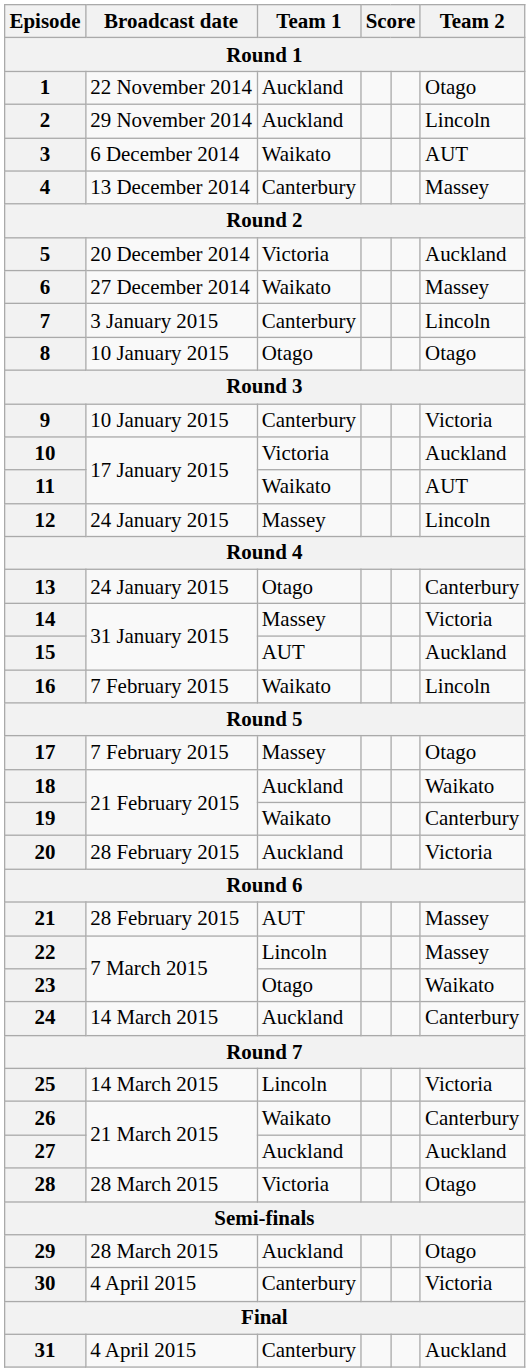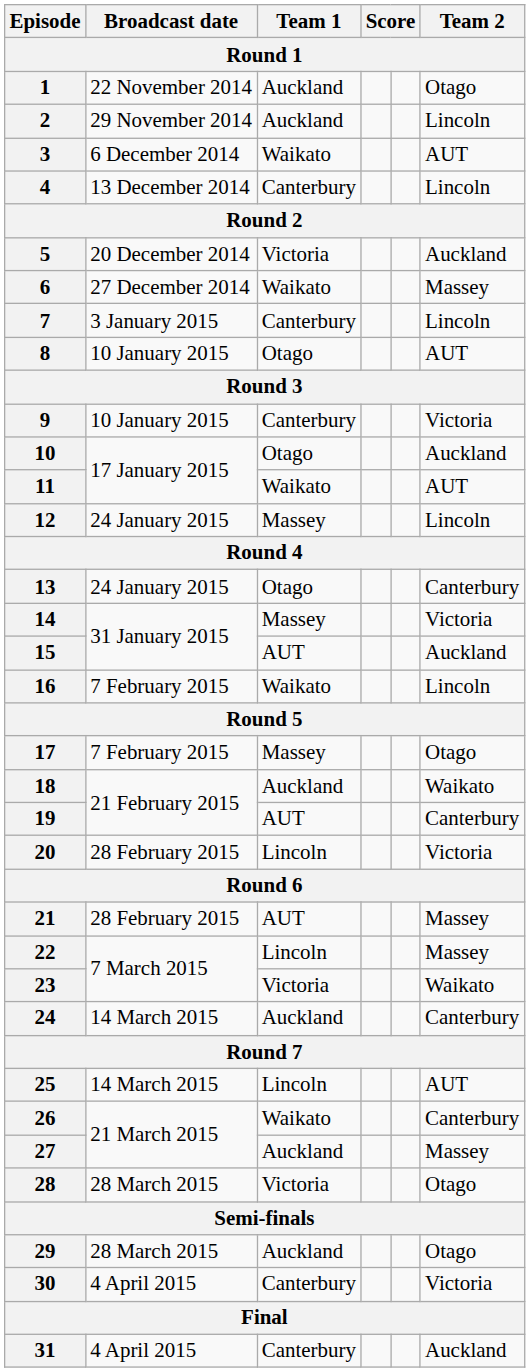(457, 187) Massey -> (458, 187) Lincoln
(451, 353) Otago -> (447, 353) AUT
(295, 453) Victoria -> (287, 453) Otago
(296, 818) Waikato -> (283, 818) AUT
(302, 852) Auckland -> (294, 852) Lincoln
(287, 985) Otago -> (295, 985) Victoria
(459, 1084) Victoria -> (447, 1084) AUT
(466, 1151) Auckland -> (457, 1151) Massey
